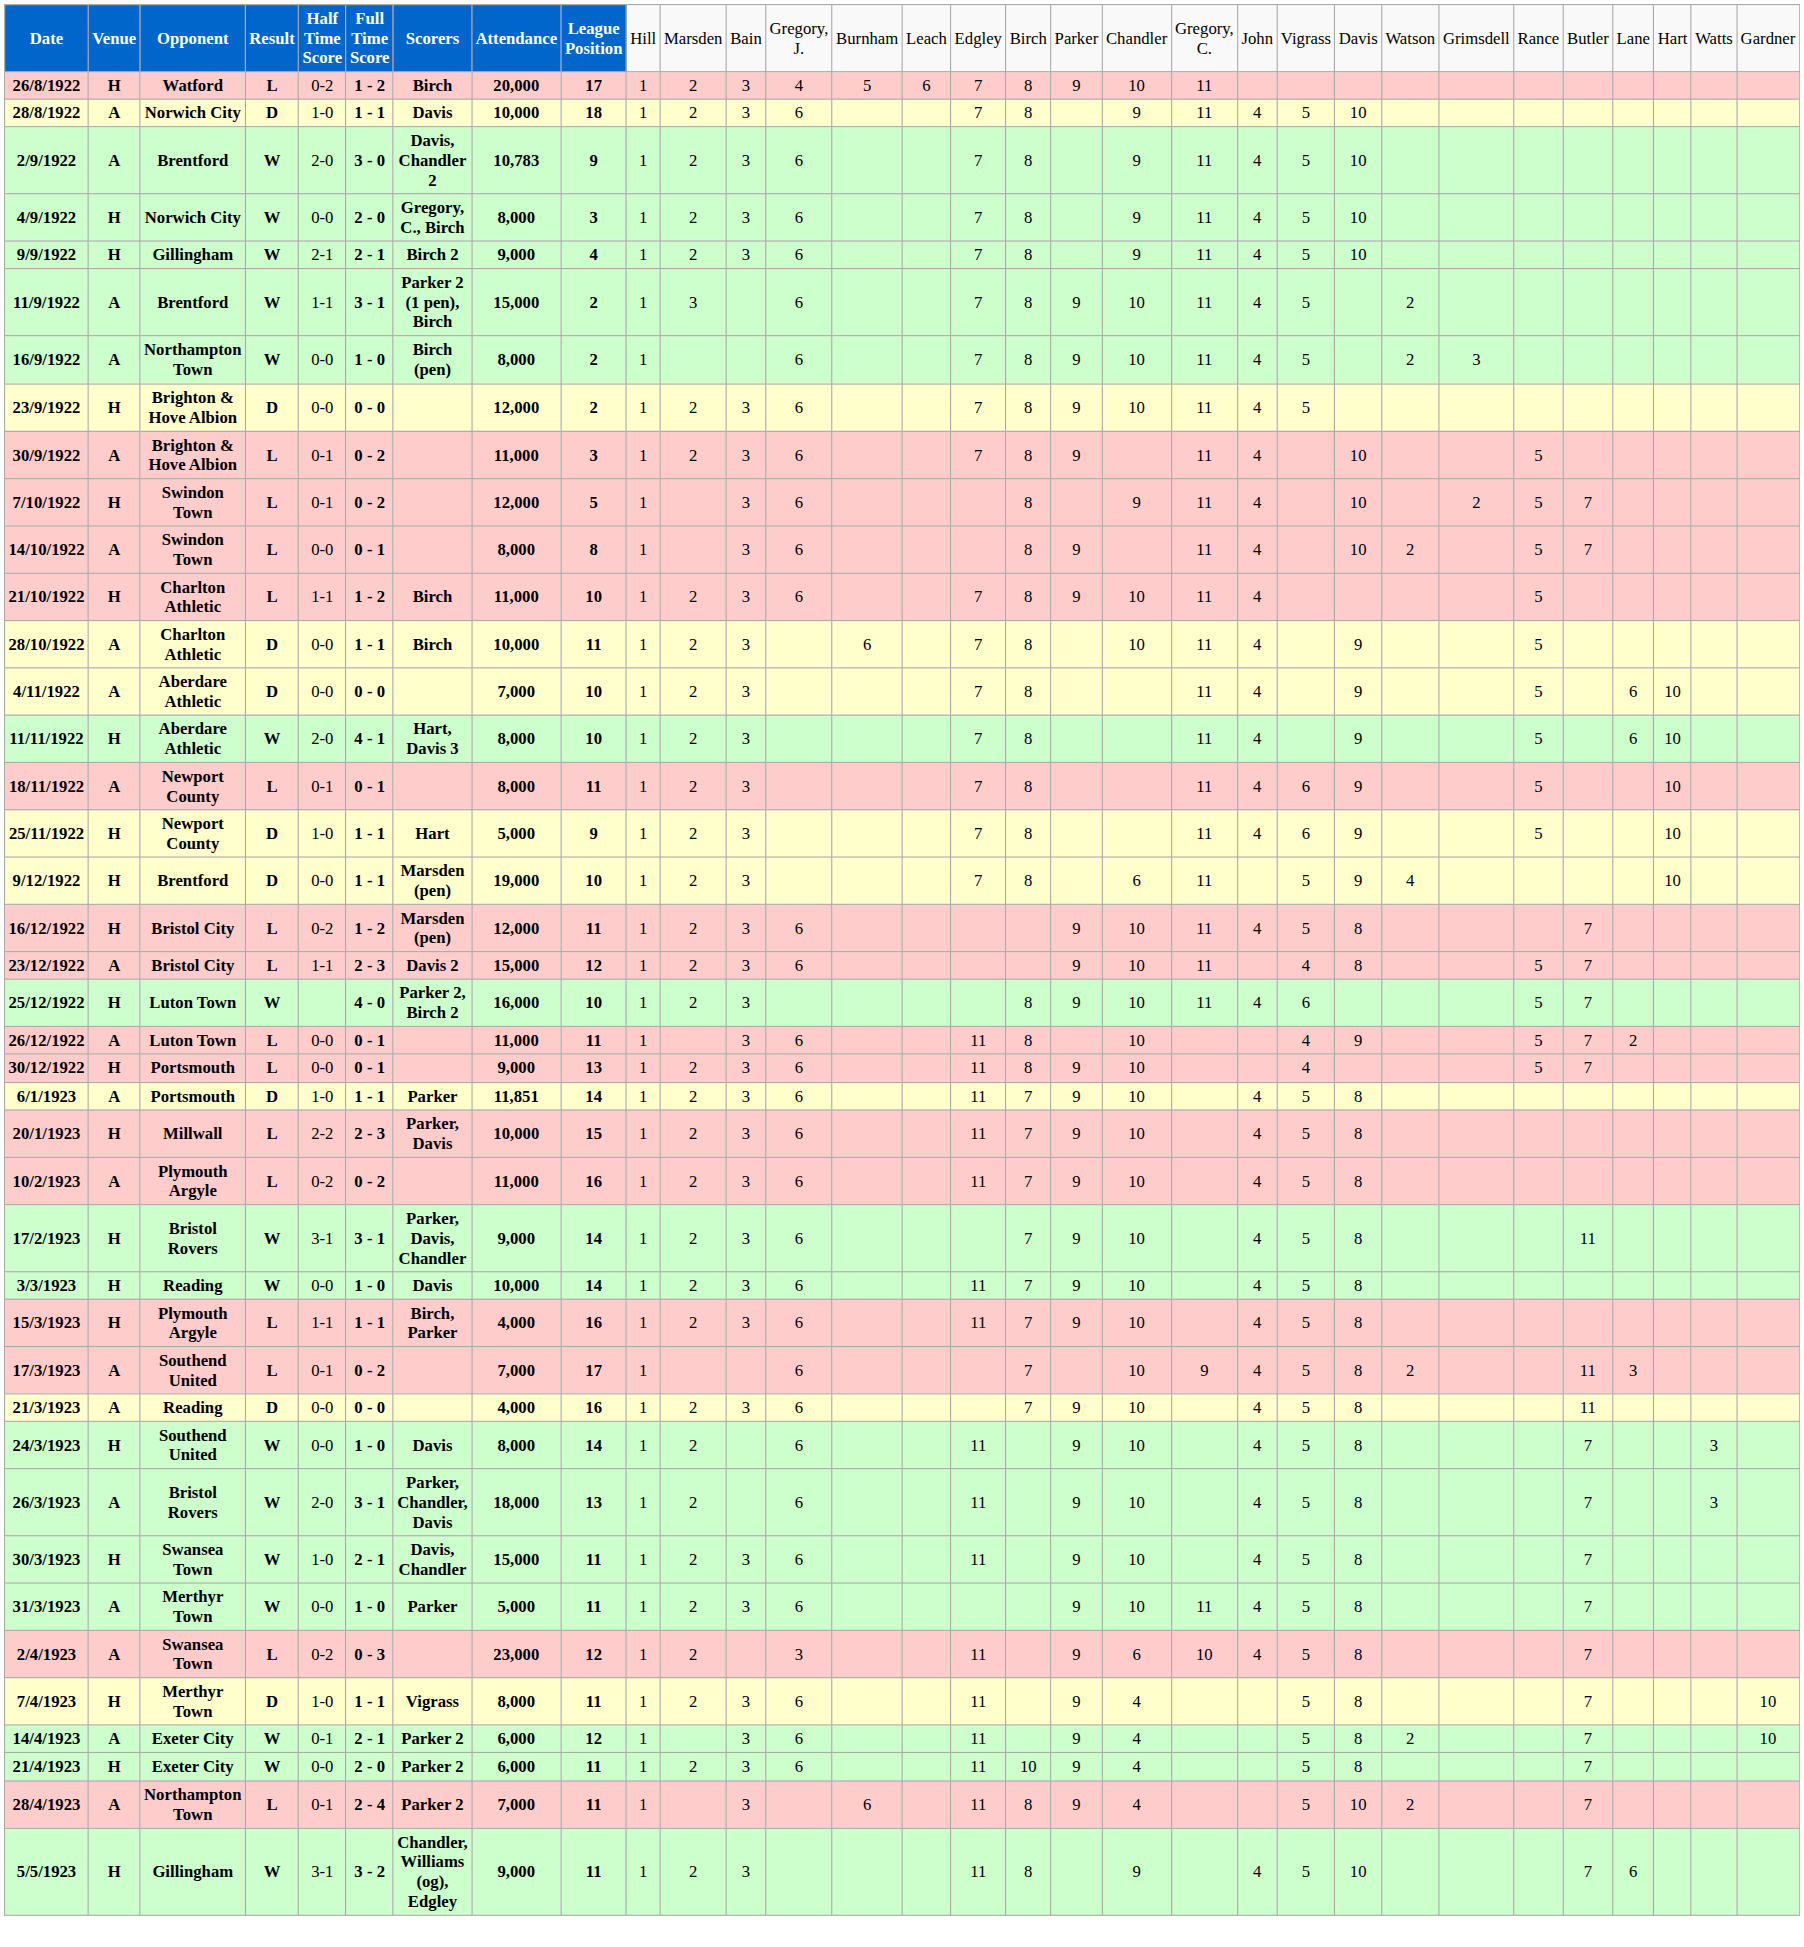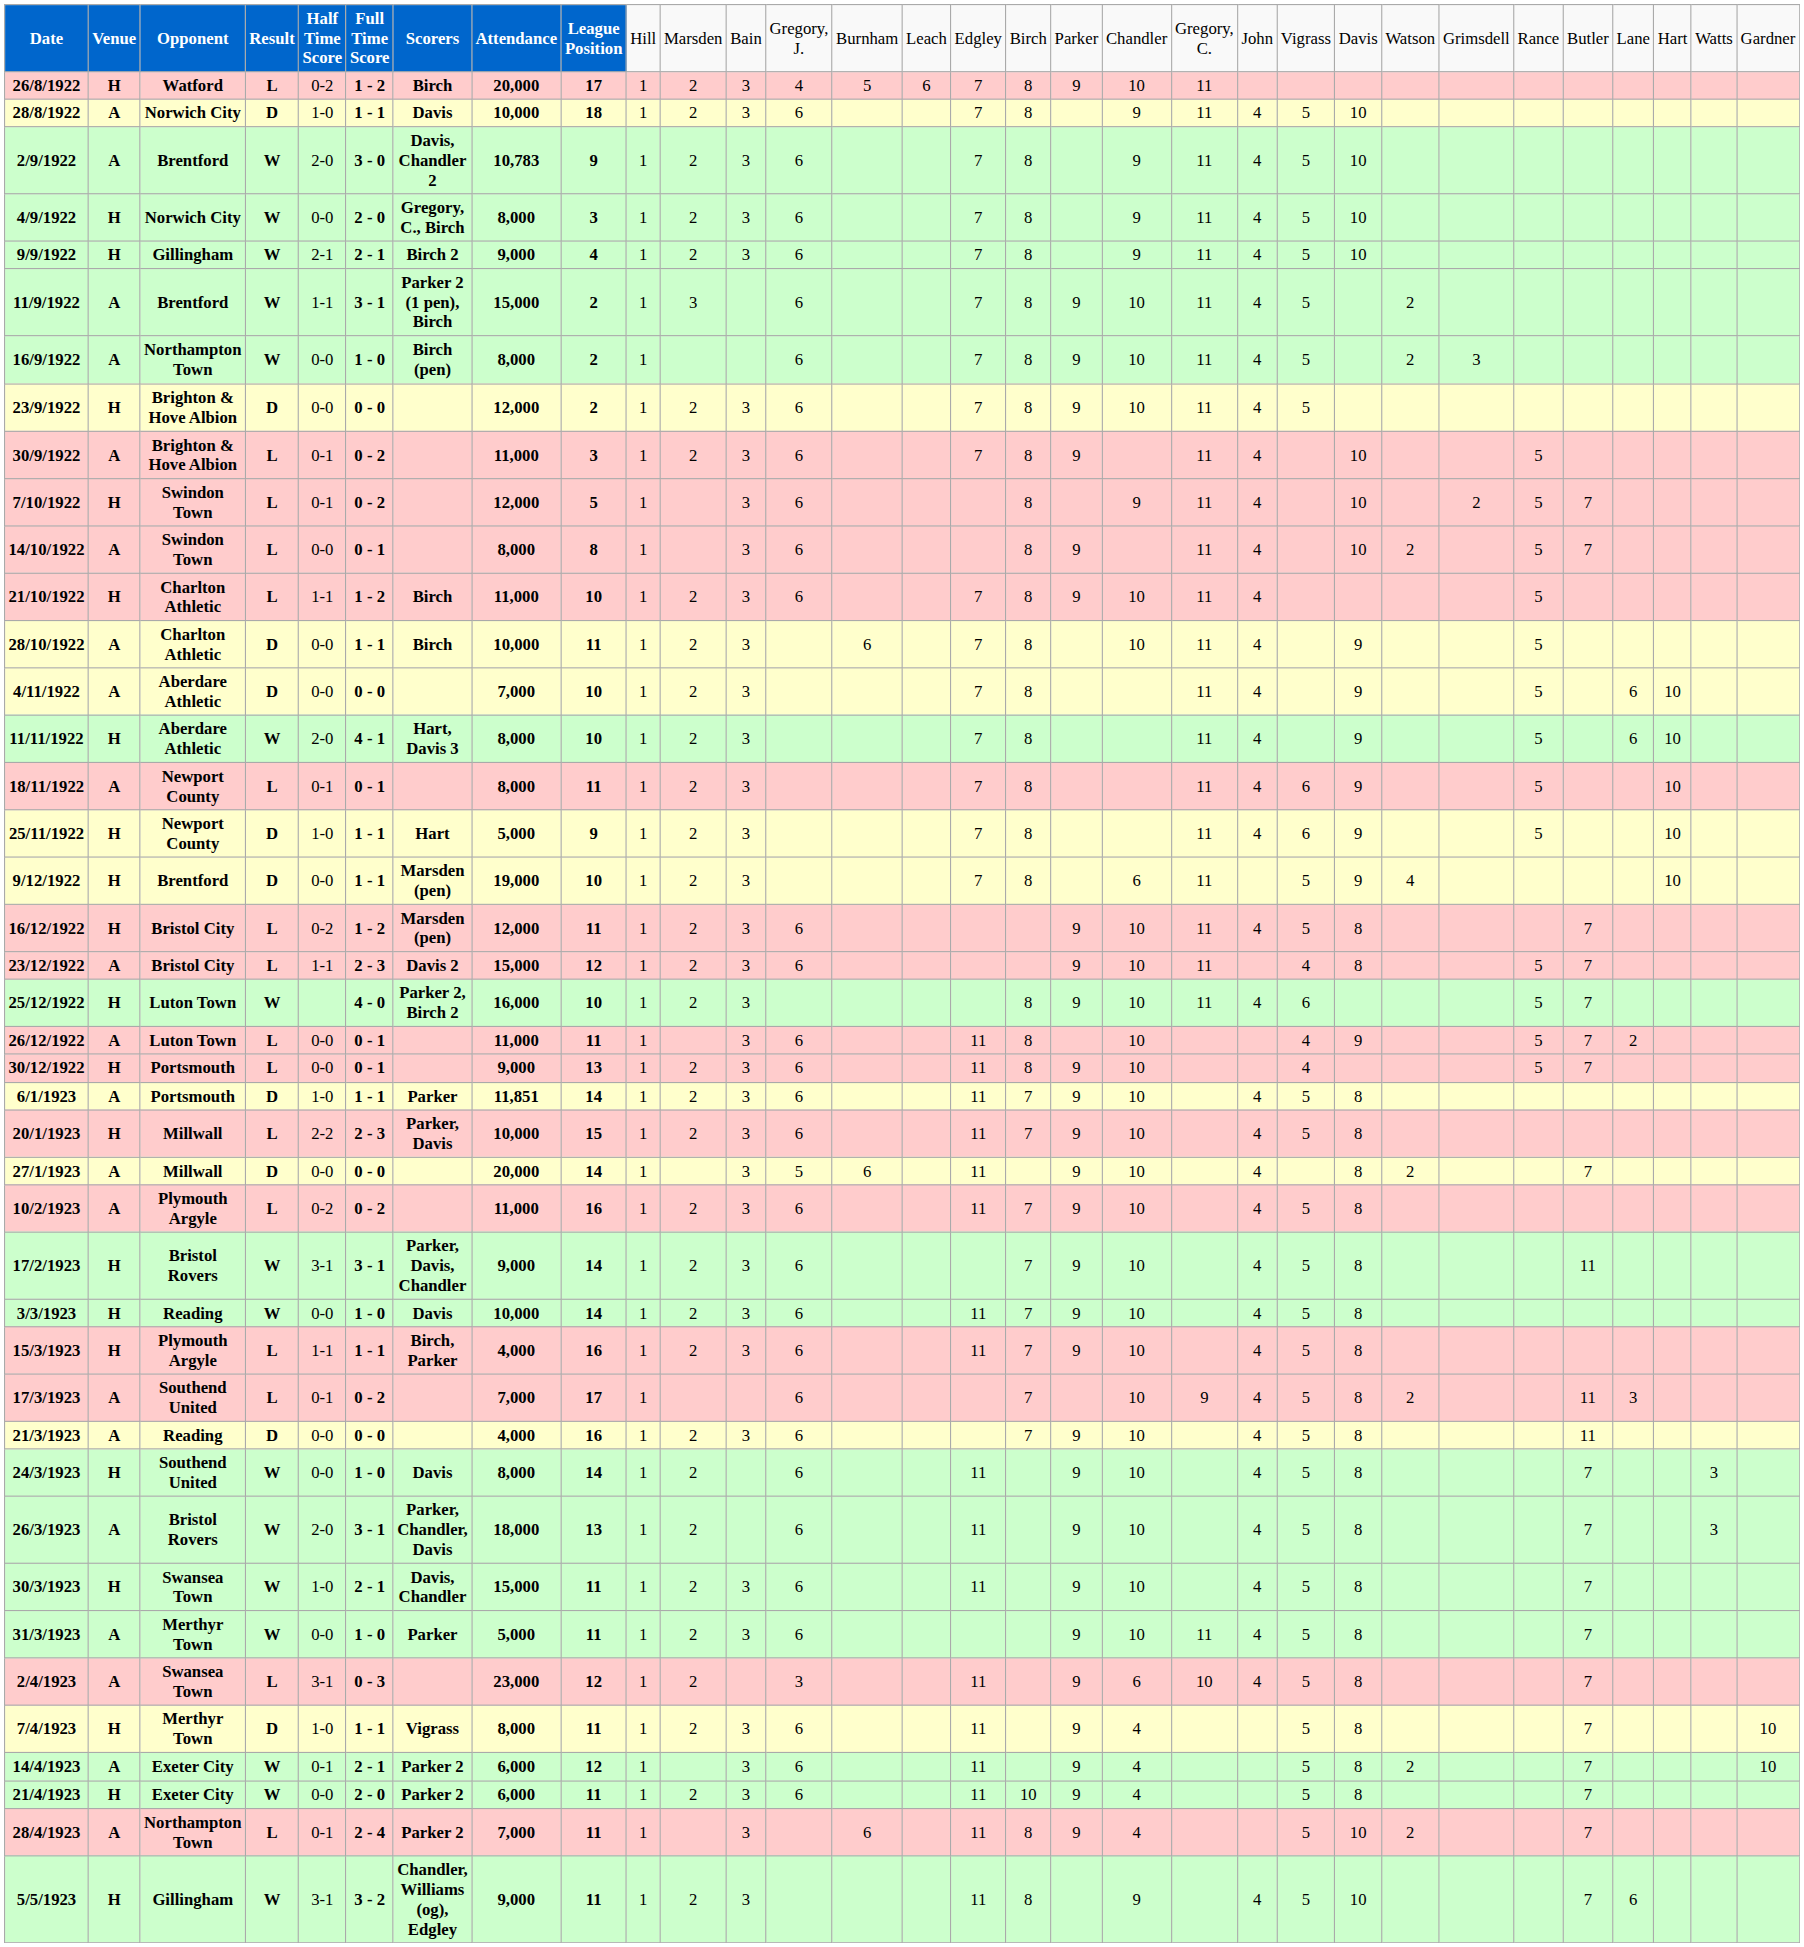+ row: (46, 1170)
(322, 1654) 0-2 -> (322, 1682) 3-1
